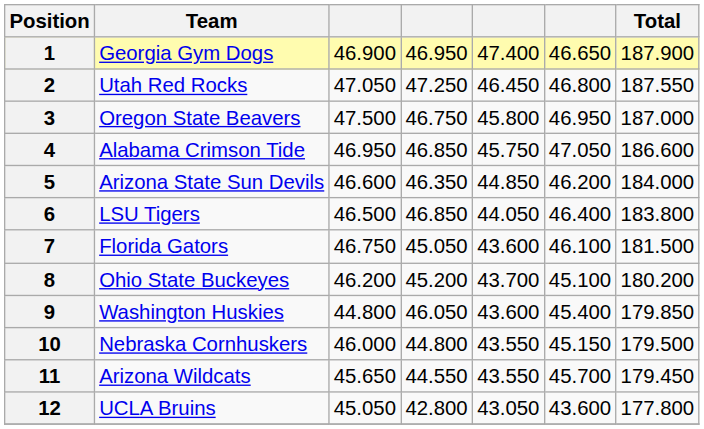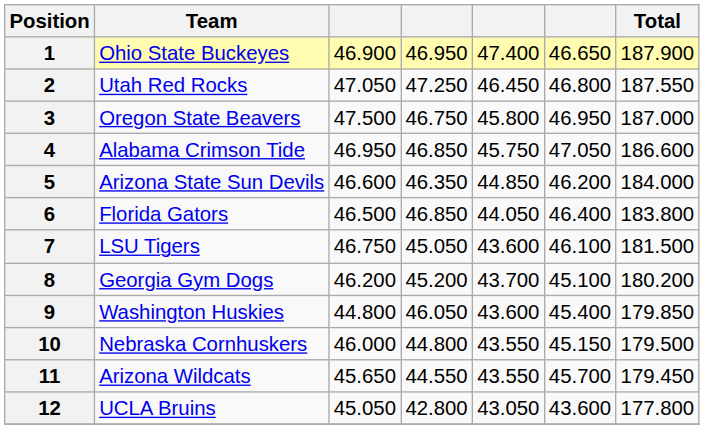(186, 53) Georgia Gym Dogs -> (194, 53) Ohio State Buckeyes
(149, 214) LSU Tigers -> (164, 214) Florida Gators
(164, 247) Florida Gators -> (149, 247) LSU Tigers
(194, 279) Ohio State Buckeyes -> (186, 279) Georgia Gym Dogs
